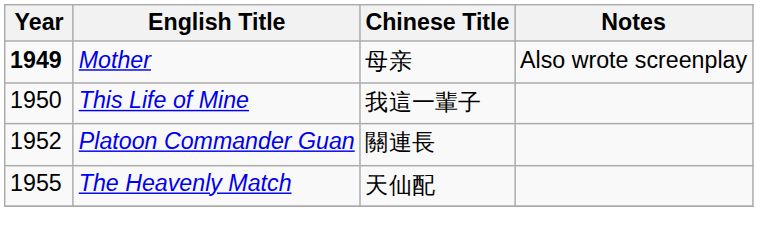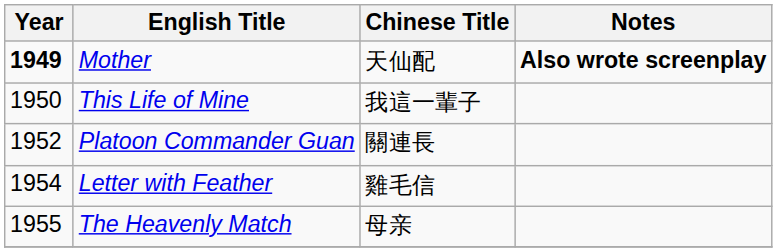(389, 61) 母亲 -> (400, 61) 天仙配
(634, 59) normal -> (643, 59) bold
+ row: (175, 183)
(400, 184) 天仙配 -> (389, 225) 母亲
